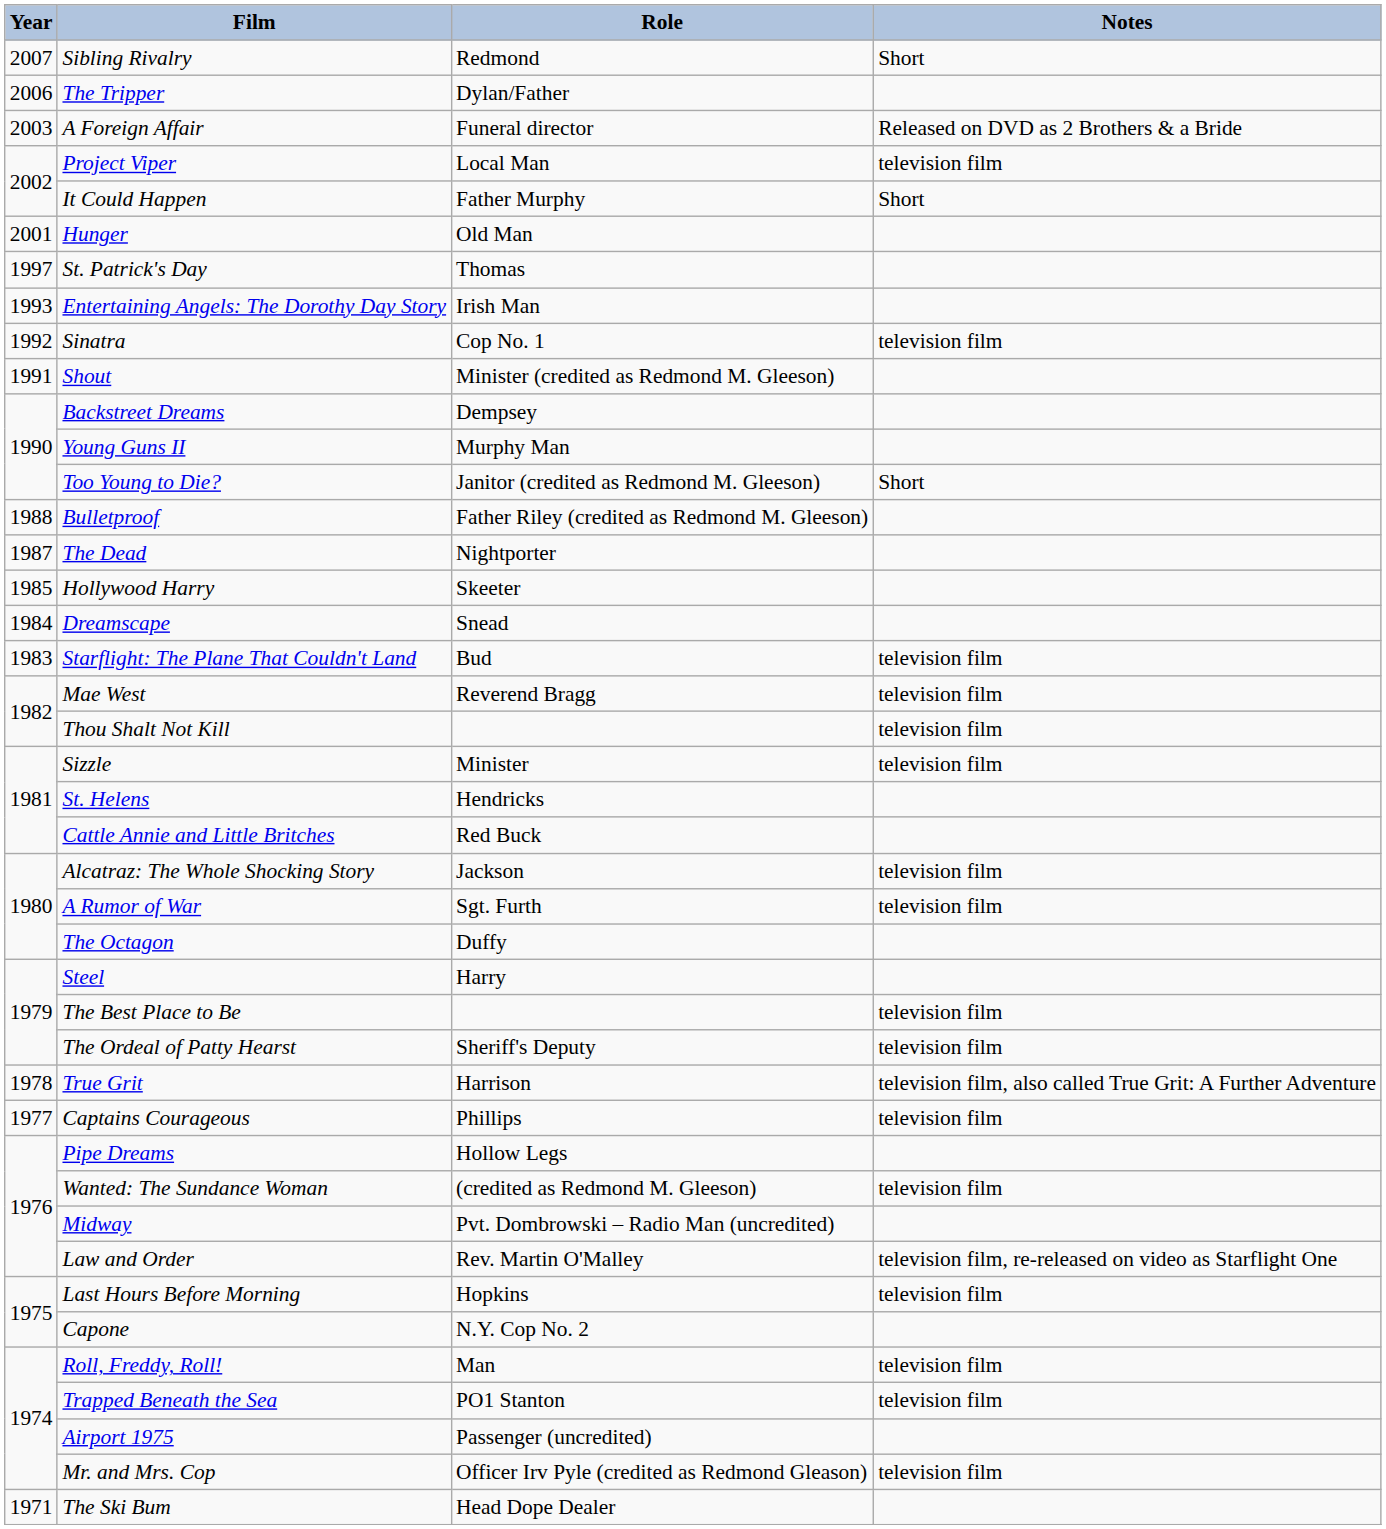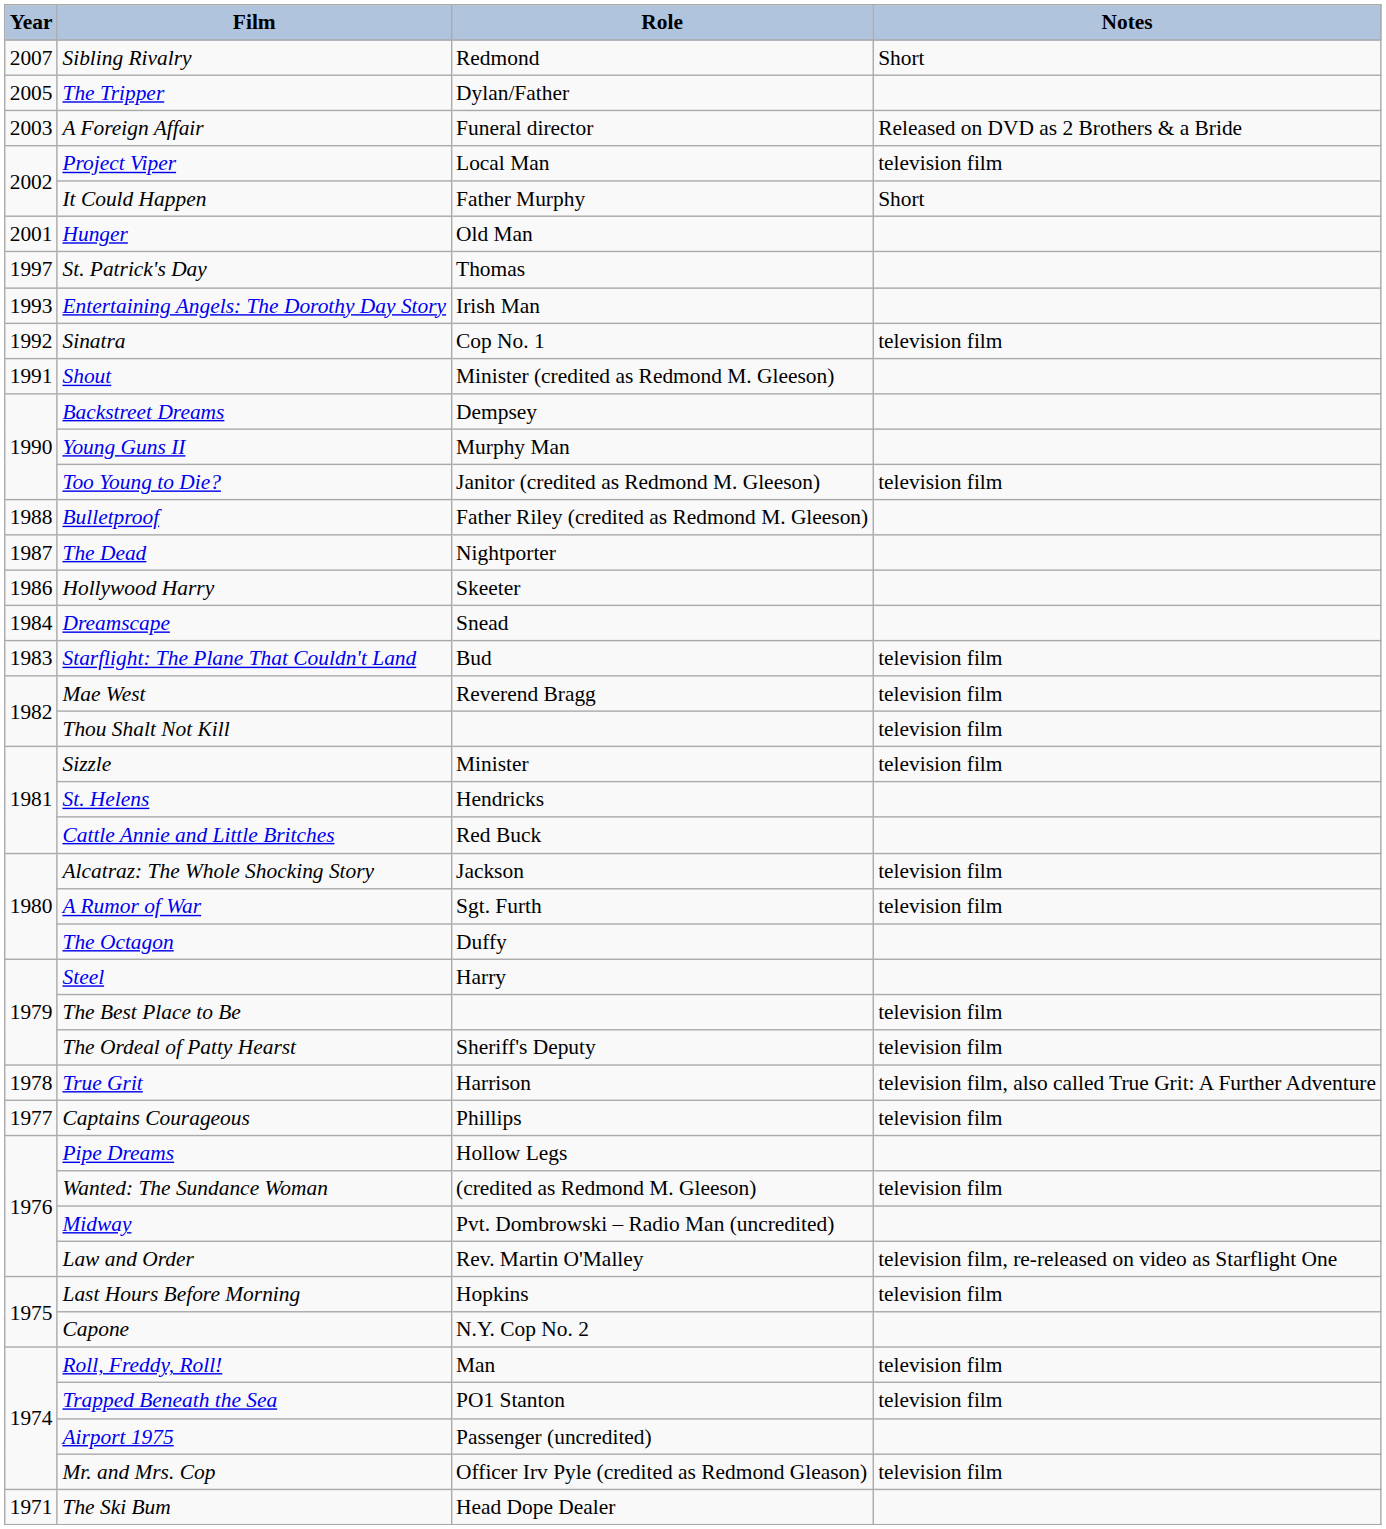(31, 93) 2006 -> (31, 93) 2005
(901, 481) Short -> (940, 481) television film
(31, 587) 1985 -> (31, 587) 1986
